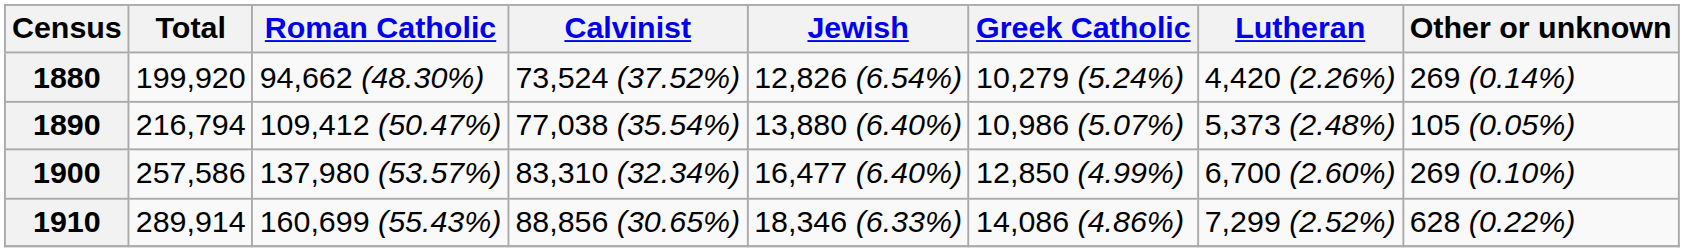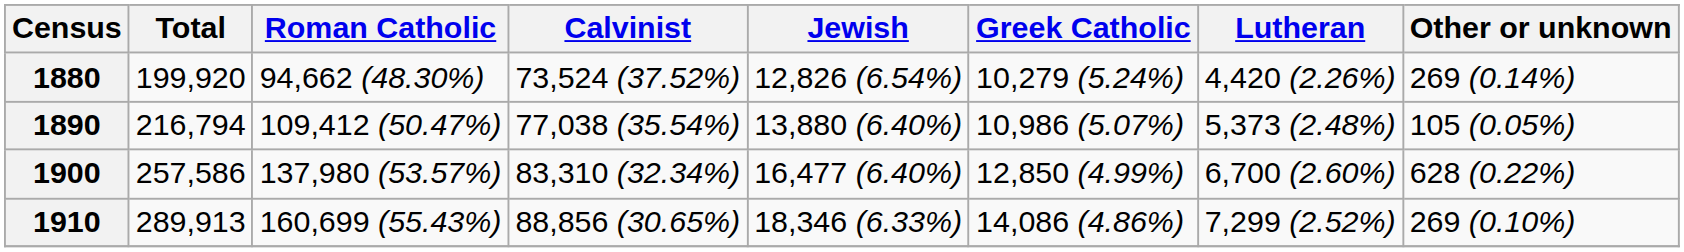(1493, 173) 269 (0.10%) -> (1493, 173) 628 (0.22%)
(191, 221) 289,914 -> (191, 221) 289,913
(1493, 221) 628 (0.22%) -> (1493, 221) 269 (0.10%)
